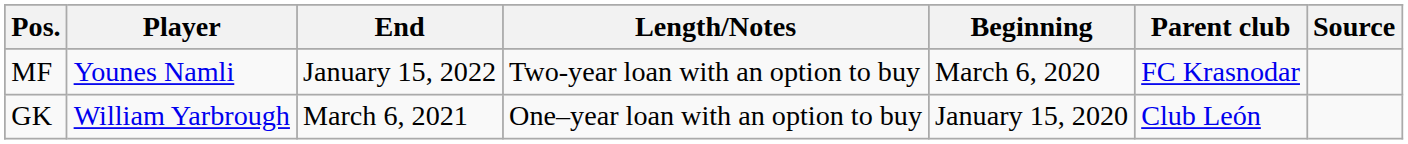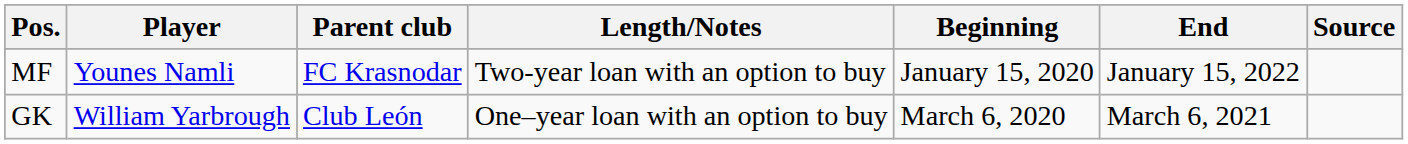columns swapped: (1221, 26) <-> (400, 26)
(1018, 71) March 6, 2020 -> (997, 71) January 15, 2020
(1032, 116) January 15, 2020 -> (983, 116) March 6, 2020
